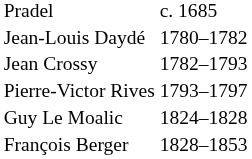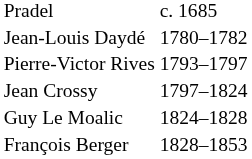- row: (204, 64)
+ row: (204, 91)
